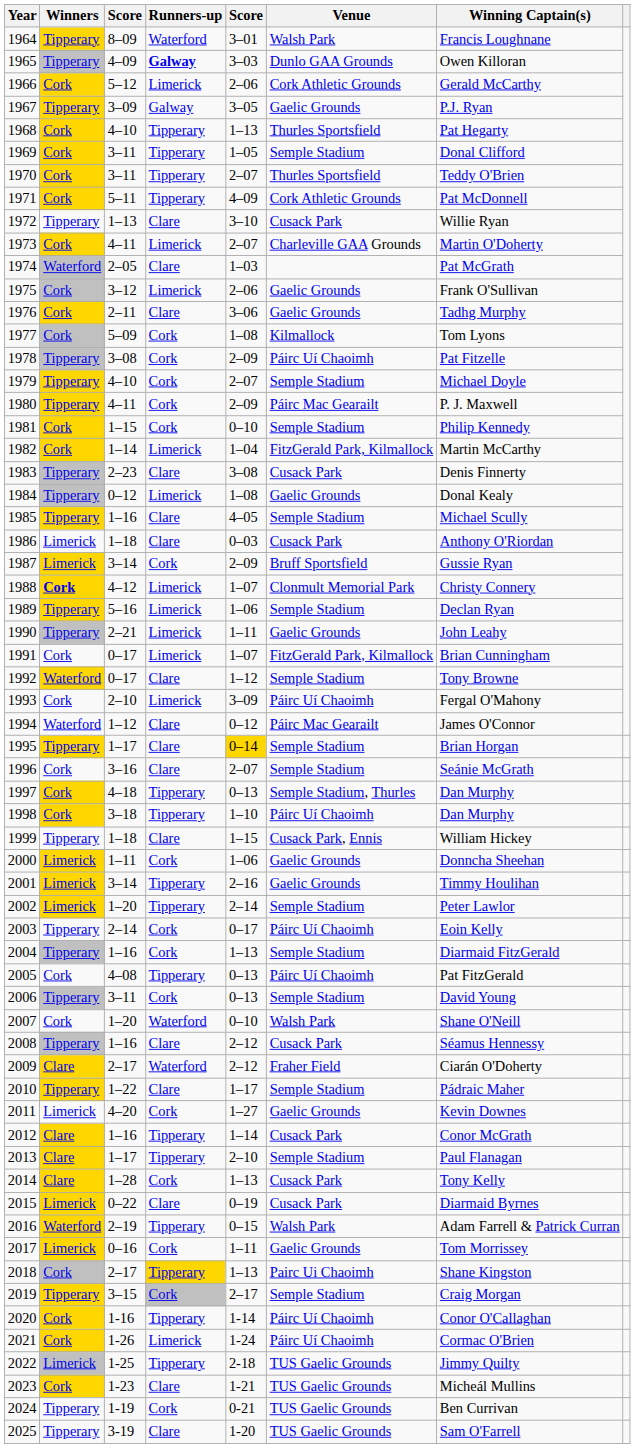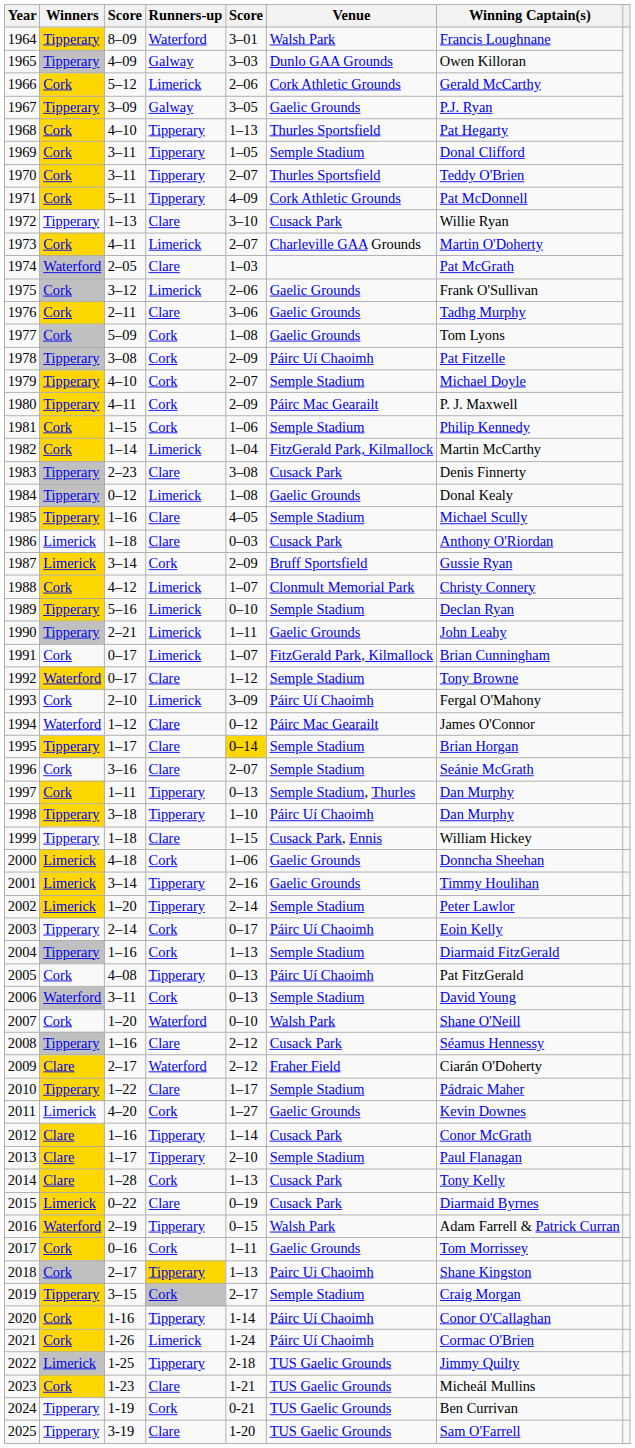(172, 61) bold -> (171, 61) normal
(302, 335) Kilmallock -> (315, 335) Gaelic Grounds
(243, 426) 0–10 -> (243, 426) 1–06
(59, 586) bold -> (58, 586) normal
(243, 609) 1–06 -> (243, 609) 0–10
(122, 792) 4–18 -> (122, 792) 1–11
(58, 815) Cork -> (71, 815) Tipperary
(122, 860) 1–11 -> (122, 860) 4–18
(71, 997) Tipperary -> (72, 997) Waterford
(70, 1249) Limerick -> (58, 1249) Cork
